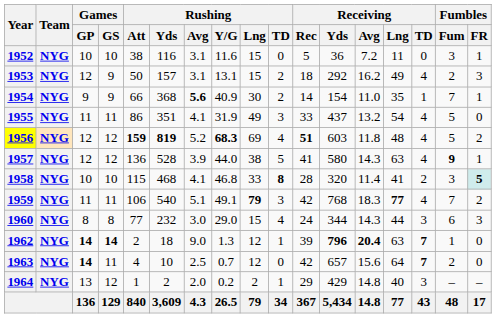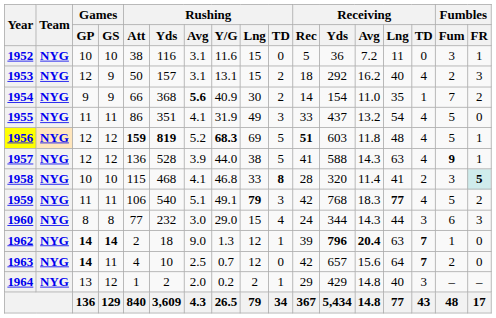(398, 76) 49 -> (398, 76) 40
(479, 96) 1 -> (479, 96) 2
(281, 138) 4 -> (281, 138) 5
(479, 138) 2 -> (479, 138) 1
(337, 158) 580 -> (337, 158) 588
(452, 199) 7 -> (452, 199) 5
